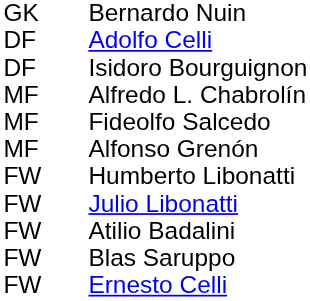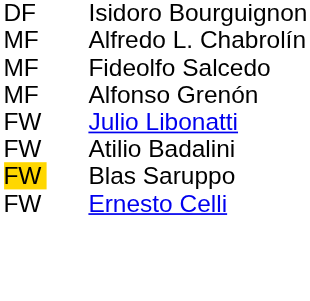- row: (167, 13)
- row: (150, 40)
- row: (192, 176)
(22, 257) no background -> (22, 176) gold background
